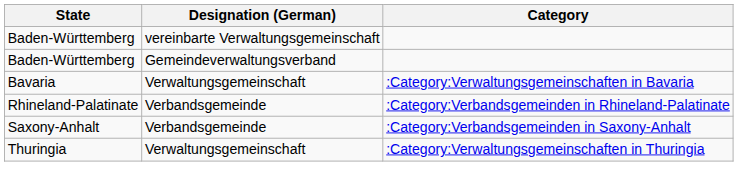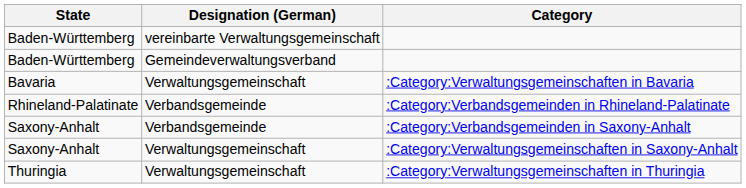+ row: (225, 149)
